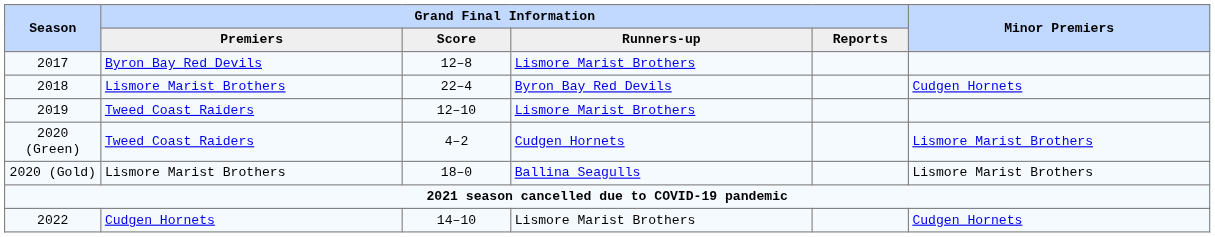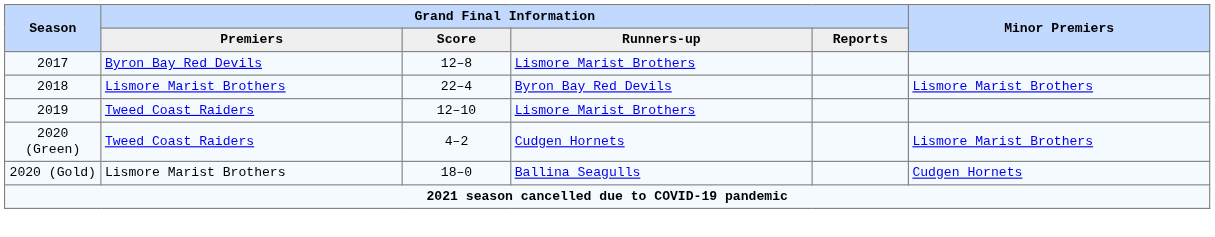(967, 87) Cudgen Hornets -> (1003, 87) Lismore Marist Brothers
(1003, 173) Lismore Marist Brothers -> (967, 173) Cudgen Hornets
- row: (53, 220)
